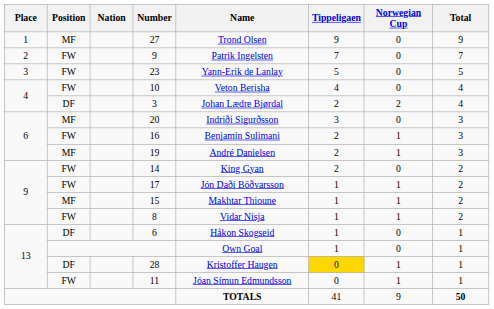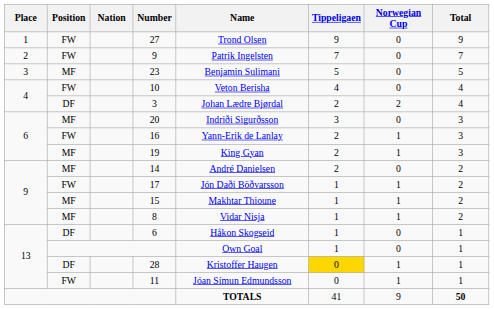(69, 40) MF -> (69, 40) FW
(69, 72) FW -> (69, 72) MF
(242, 72) Yann-Erik de Lanlay -> (242, 72) Benjamin Sulimani
(242, 136) Benjamin Sulimani -> (242, 136) Yann-Erik de Lanlay
(242, 152) André Danielsen -> (242, 152) King Gyan
(69, 168) FW -> (69, 168) MF
(242, 168) King Gyan -> (242, 168) André Danielsen
(69, 216) FW -> (69, 216) MF
